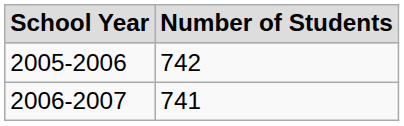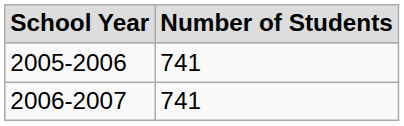(181, 62) 742 -> (181, 62) 741
